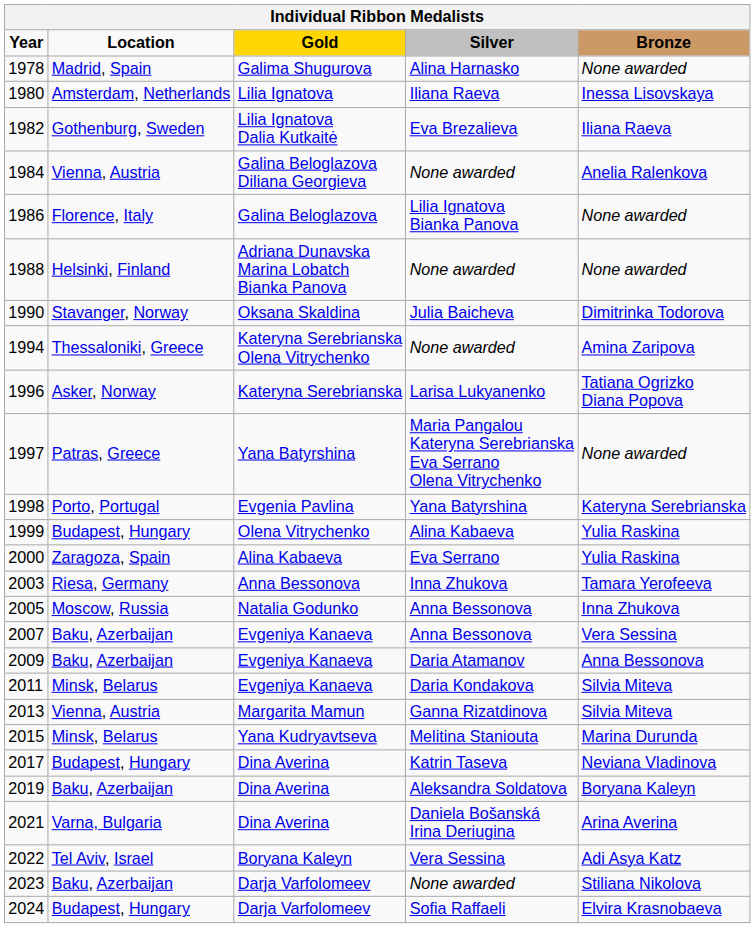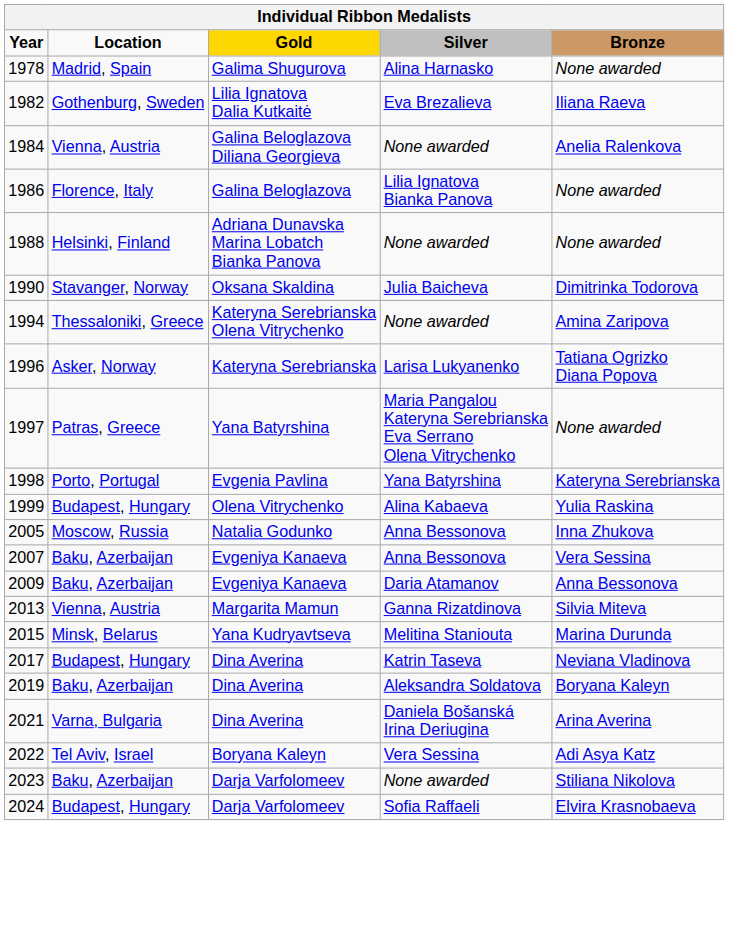- row: (26, 94)
- row: (26, 557)
- row: (26, 583)
- row: (26, 686)
